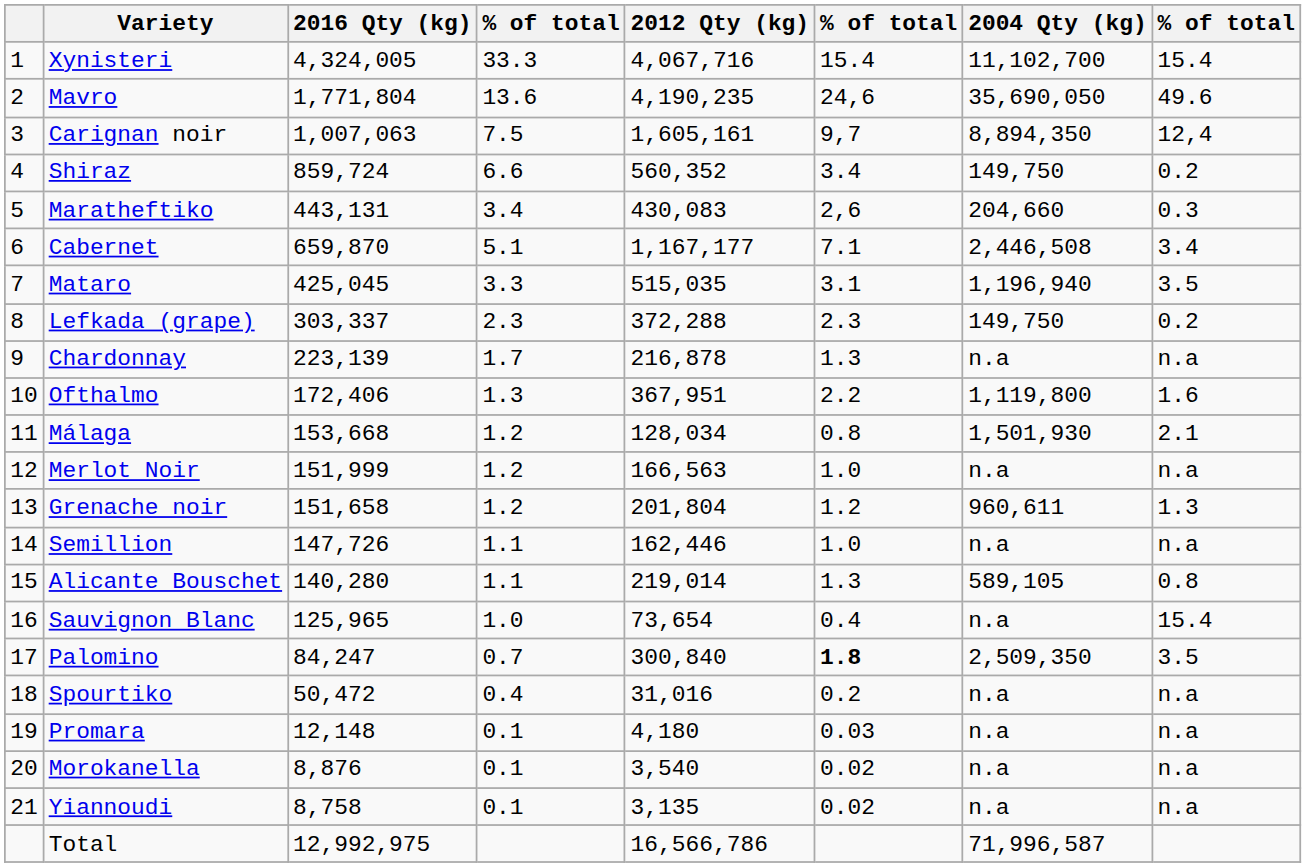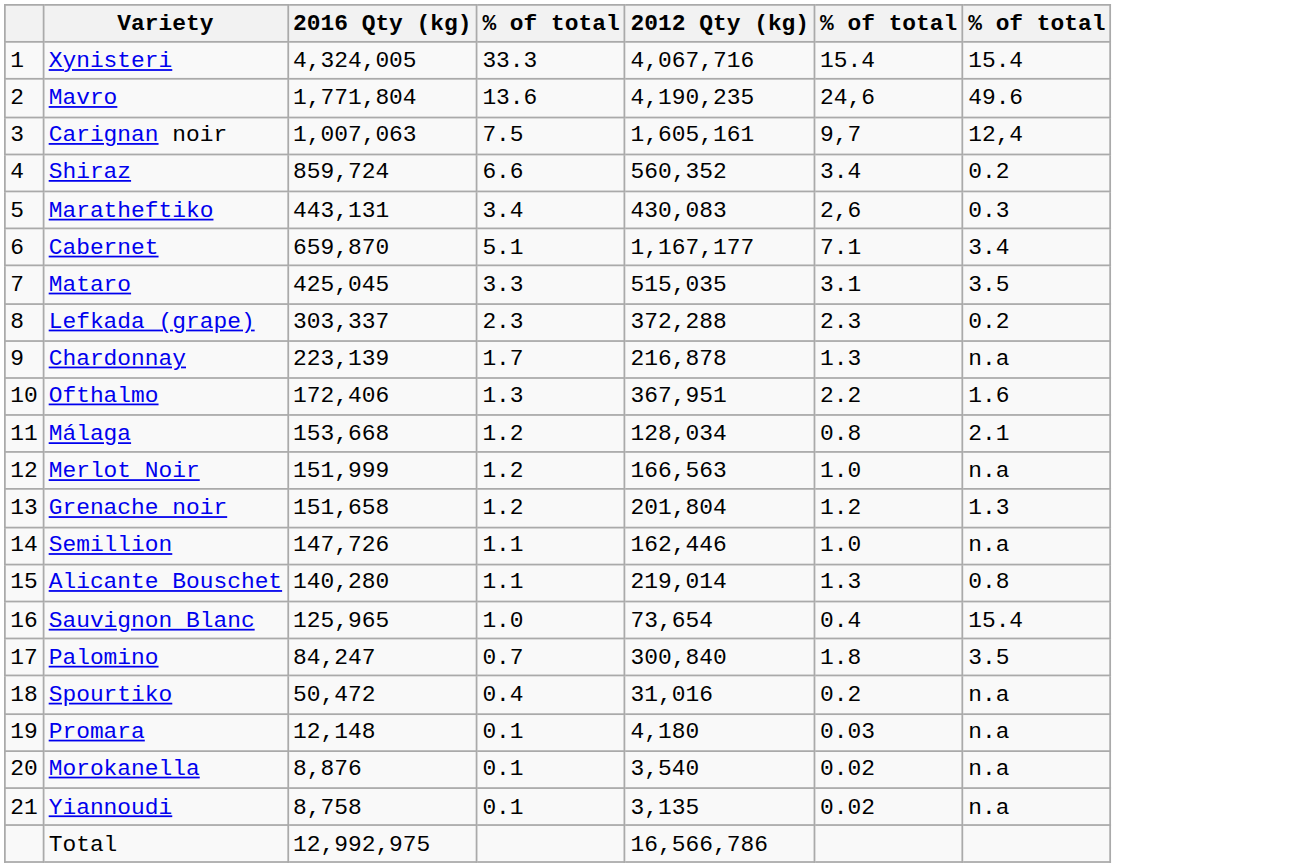- column: (1057, 24)
(841, 657) bold -> (841, 657) normal
